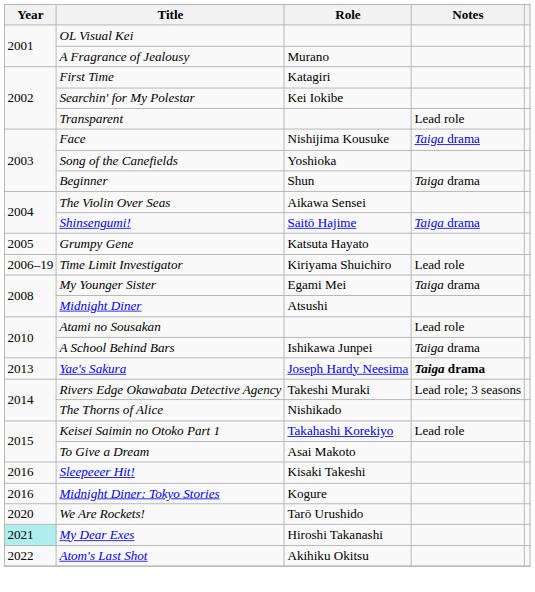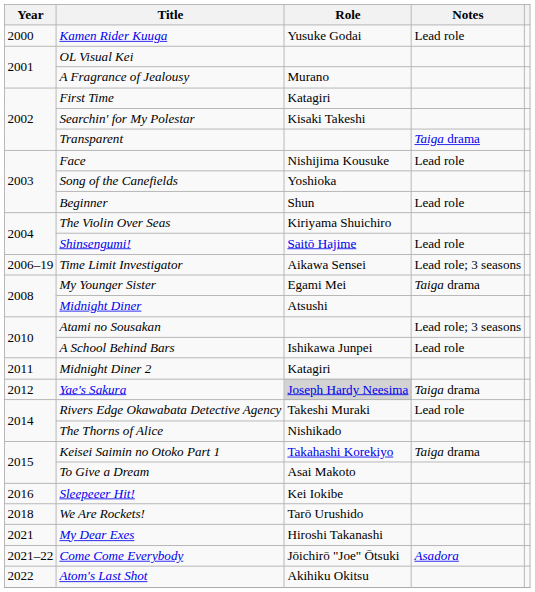+ row: (113, 35)
(315, 98) Kei Iokibe -> (326, 118) Kisaki Takeshi
(439, 118) Lead role -> (447, 139) Taiga drama
(447, 139) Taiga drama -> (439, 160) Lead role
(447, 181) Taiga drama -> (439, 202) Lead role
(327, 202) Aikawa Sensei -> (339, 222) Kiriyama Shuichiro
(447, 222) Taiga drama -> (439, 243) Lead role
- row: (96, 243)
(339, 264) Kiriyama Shuichiro -> (327, 264) Aikawa Sensei
(439, 264) Lead role -> (468, 264) Lead role; 3 seasons
(439, 327) Lead role -> (468, 327) Lead role; 3 seasons
(447, 347) Taiga drama -> (439, 347) Lead role
+ row: (105, 368)
(21, 368) 2013 -> (21, 389) 2012
(348, 368) no background -> (348, 389) lightgrey background
(450, 368) bold -> (447, 389) normal
(468, 389) Lead role; 3 seasons -> (439, 410) Lead role
(439, 431) Lead role -> (447, 451) Taiga drama
(326, 472) Kisaki Takeshi -> (315, 493) Kei Iokibe
- row: (140, 493)
(21, 514) 2020 -> (21, 514) 2018
(21, 535) paleturquoise background -> (21, 535) no background
+ row: (121, 555)
